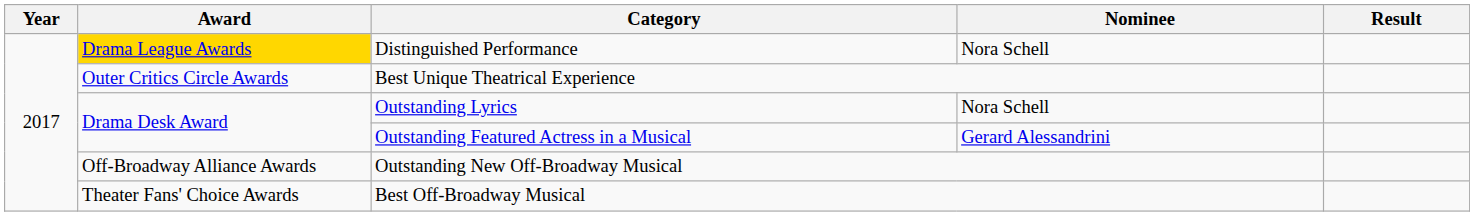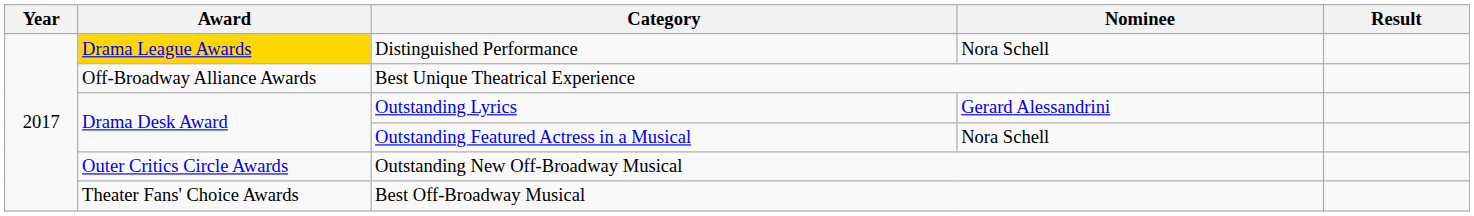(185, 78) Outer Critics Circle Awards -> (199, 78) Off-Broadway Alliance Awards
(1005, 107) Nora Schell -> (1036, 107) Gerard Alessandrini
(1036, 136) Gerard Alessandrini -> (1005, 136) Nora Schell
(199, 166) Off-Broadway Alliance Awards -> (185, 166) Outer Critics Circle Awards
